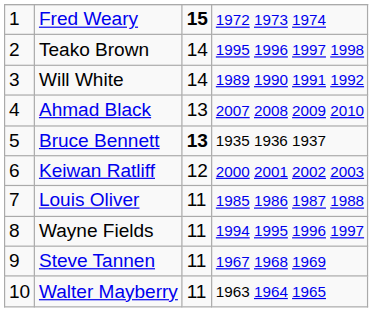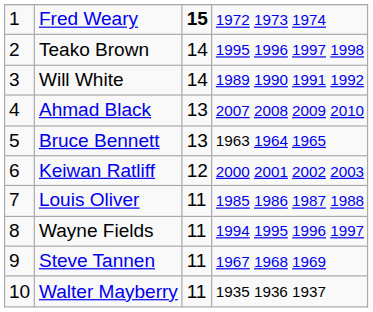(197, 140) bold -> (197, 140) normal
(271, 140) 1935 1936 1937 -> (271, 140) 1963 1964 1965
(271, 291) 1963 1964 1965 -> (271, 291) 1935 1936 1937
